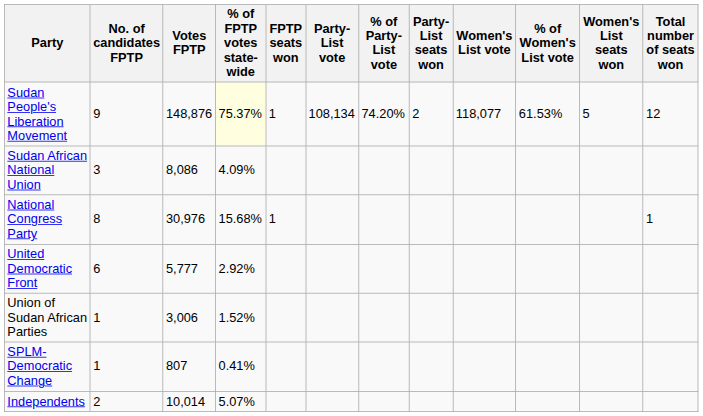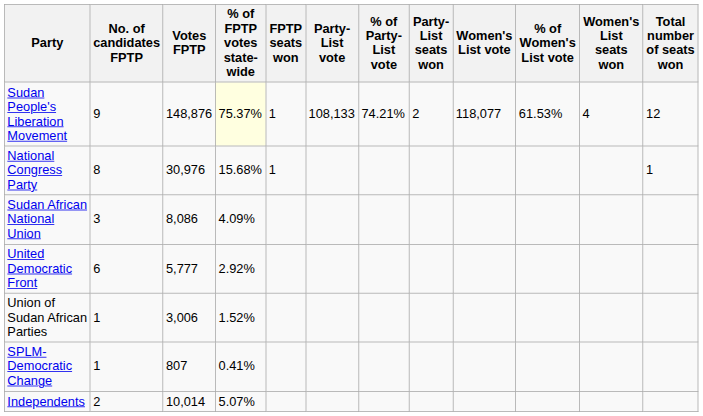(332, 114) 108,134 -> (332, 114) 108,133
(383, 114) 74.20% -> (383, 114) 74.21%
(586, 114) 5 -> (586, 114) 4
rows swapped: (35, 219) <-> (47, 170)
